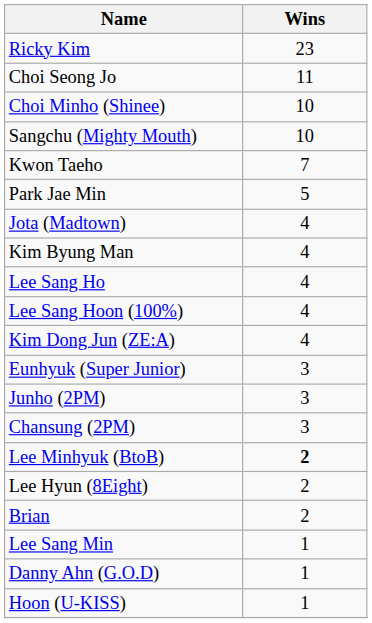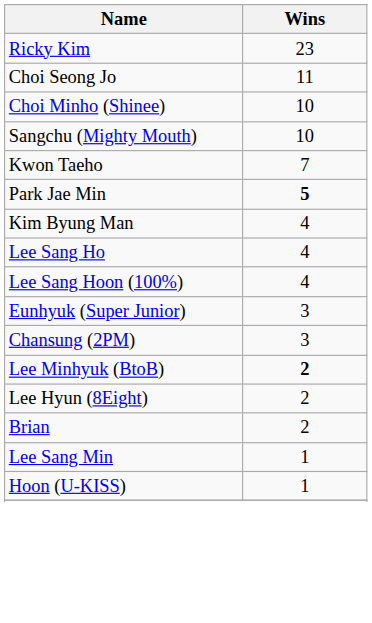(305, 194) normal -> (305, 194) bold
- row: (67, 223)
- row: (92, 340)
- row: (57, 398)
- row: (84, 573)
